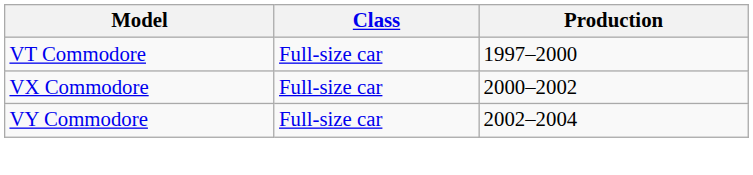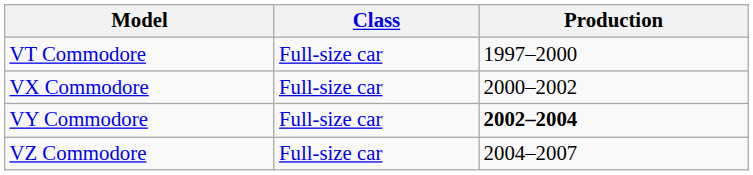(530, 119) normal -> (530, 119) bold
+ row: (78, 152)
